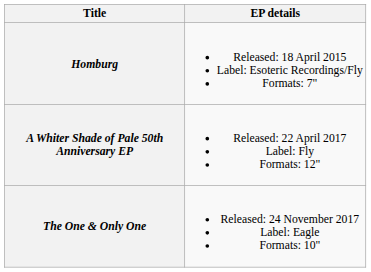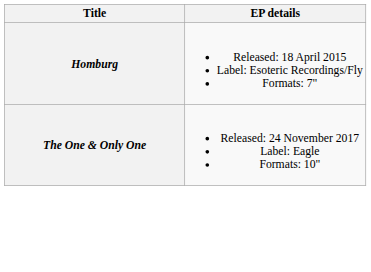- row: (95, 144)
